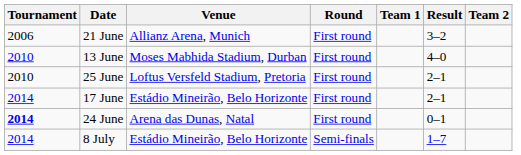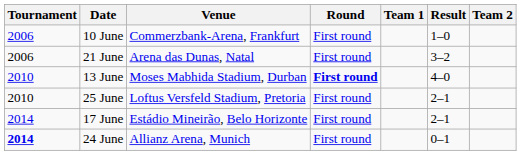+ row: (103, 35)
(190, 35) Allianz Arena, Munich -> (192, 56) Arena das Dunas, Natal
(342, 56) normal -> (345, 77) bold
(192, 118) Arena das Dunas, Natal -> (190, 139) Allianz Arena, Munich
- row: (99, 139)
